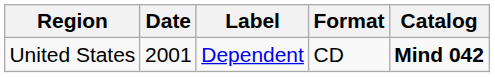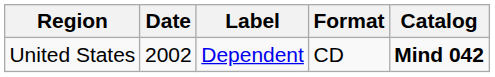(168, 54) 2001 -> (168, 54) 2002
